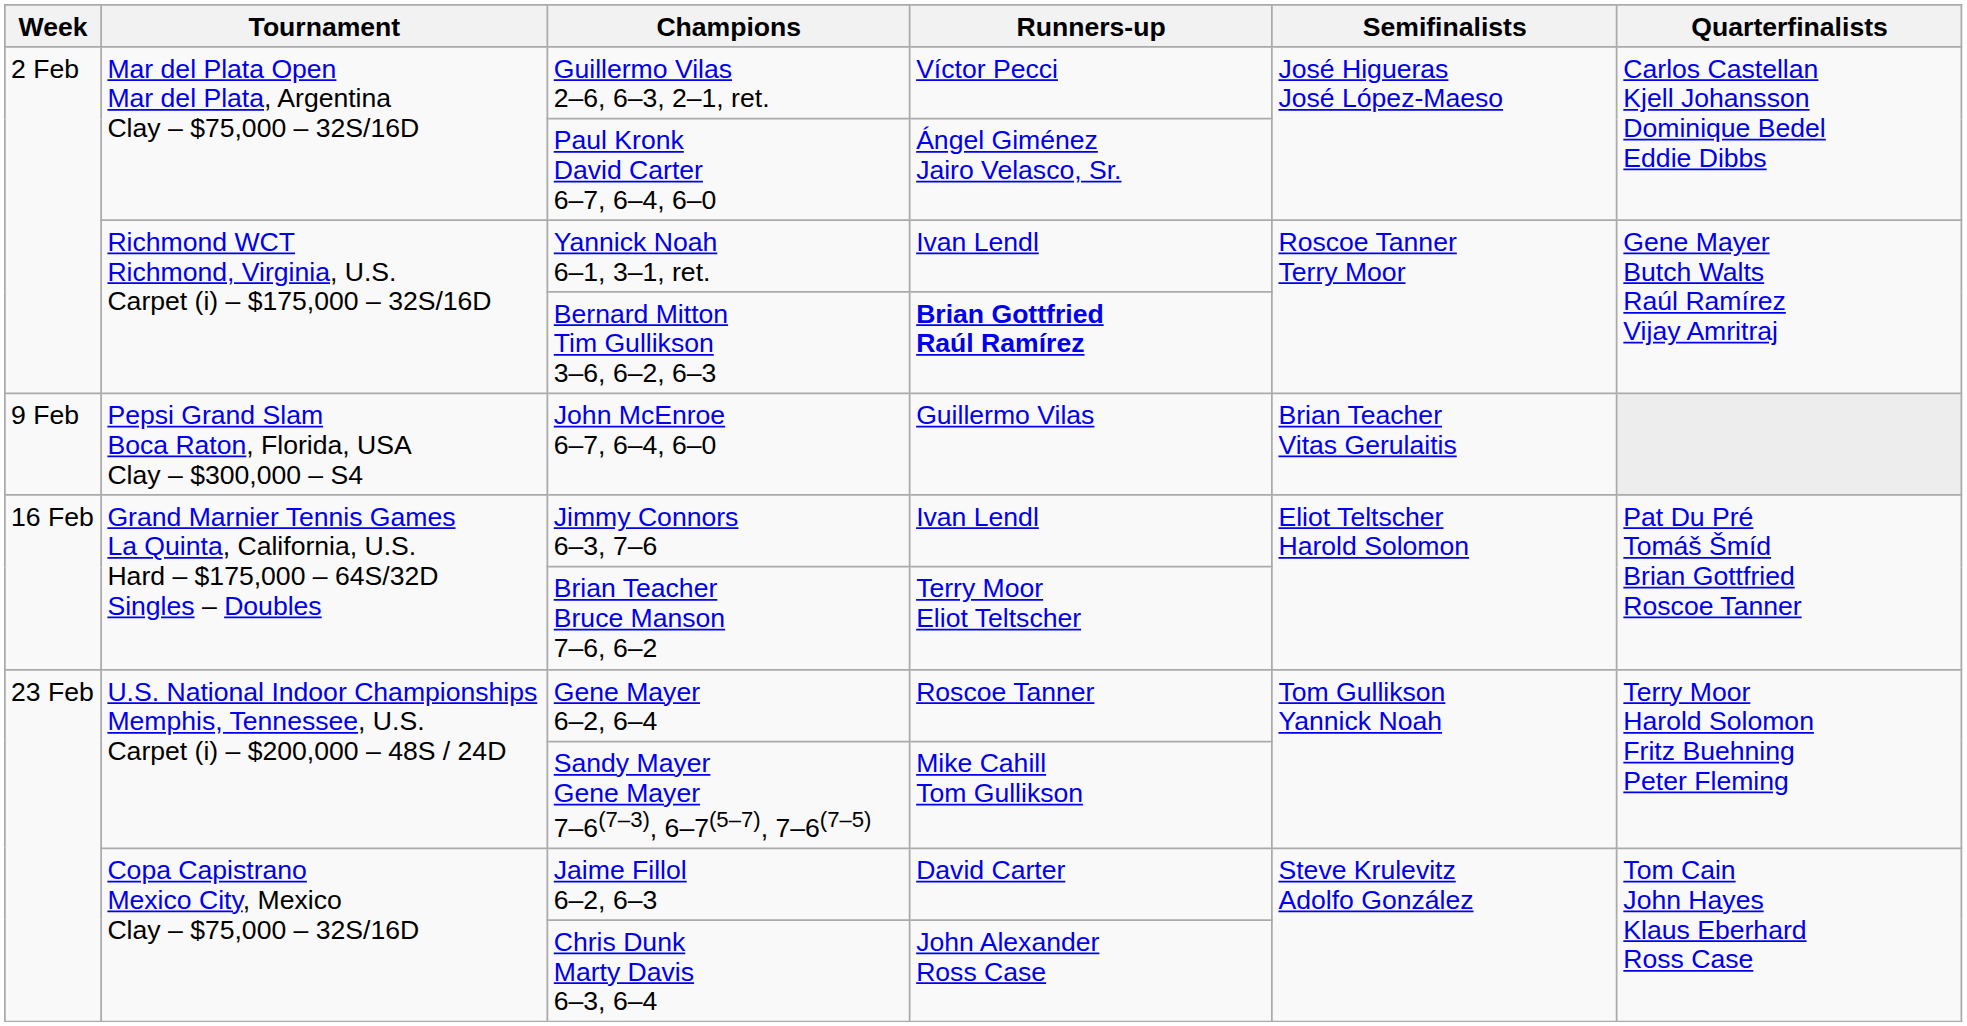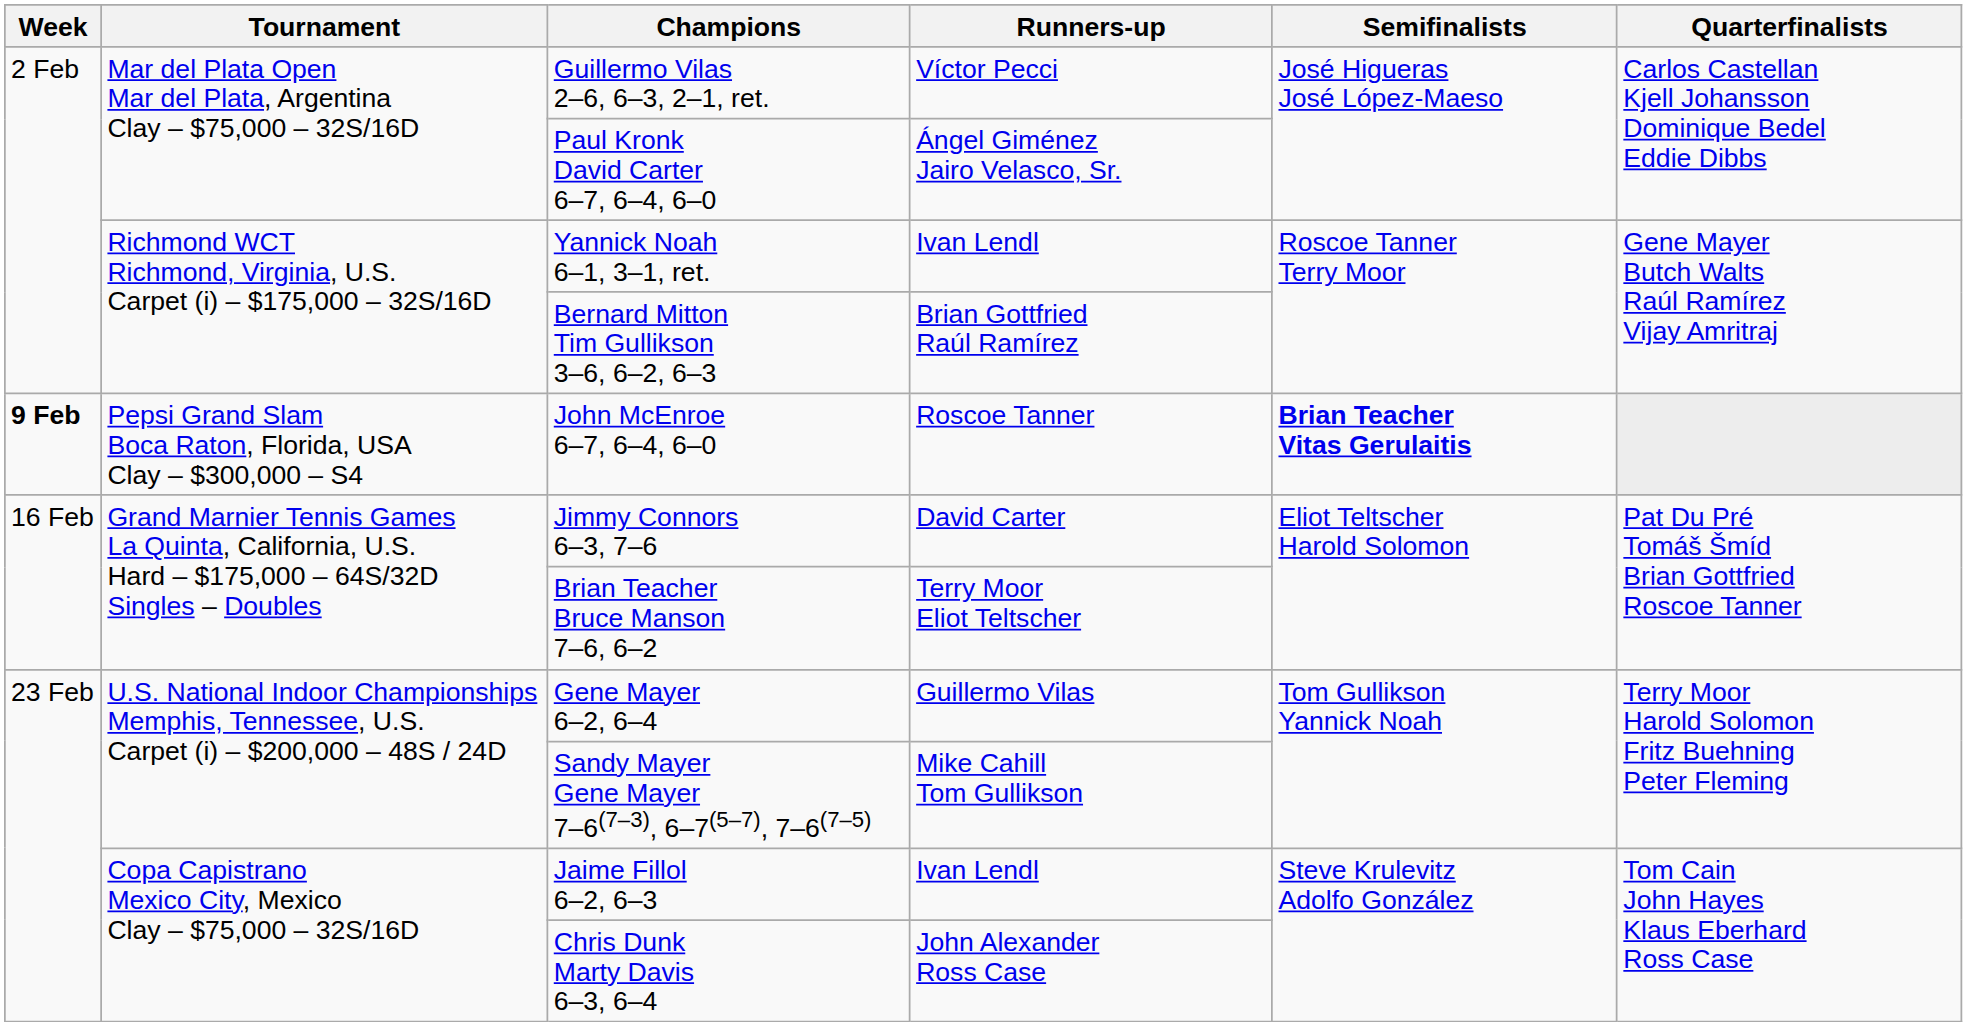(1010, 328) bold -> (1002, 328) normal
(45, 415) normal -> (46, 415) bold
(1005, 415) Guillermo Vilas -> (1005, 415) Roscoe Tanner
(1368, 430) normal -> (1375, 430) bold
(977, 517) Ivan Lendl -> (991, 517) David Carter
(1005, 690) Roscoe Tanner -> (1005, 690) Guillermo Vilas
(991, 869) David Carter -> (977, 869) Ivan Lendl
